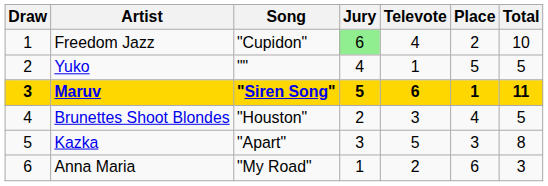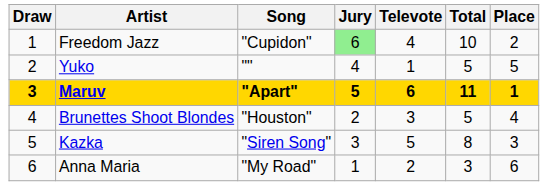columns swapped: (521, 17) <-> (475, 17)
(286, 92) "Siren Song" -> (270, 92) "Apart"
(261, 142) "Apart" -> (286, 142) "Siren Song"
